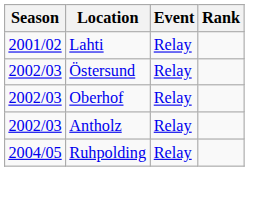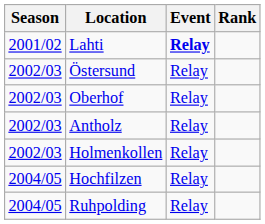(173, 45) normal -> (190, 45) bold
+ row: (116, 152)
+ row: (105, 179)
